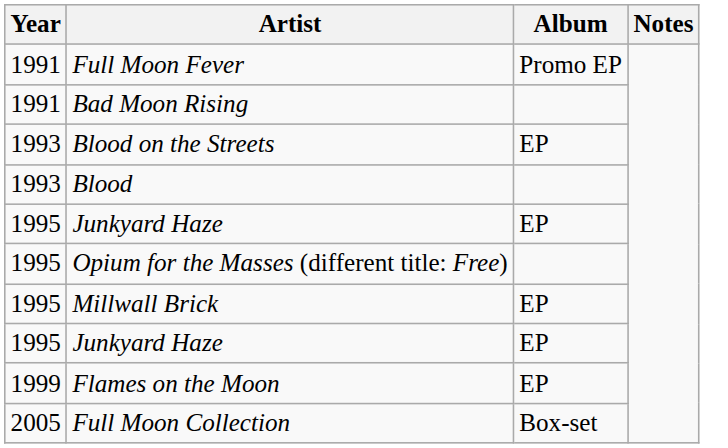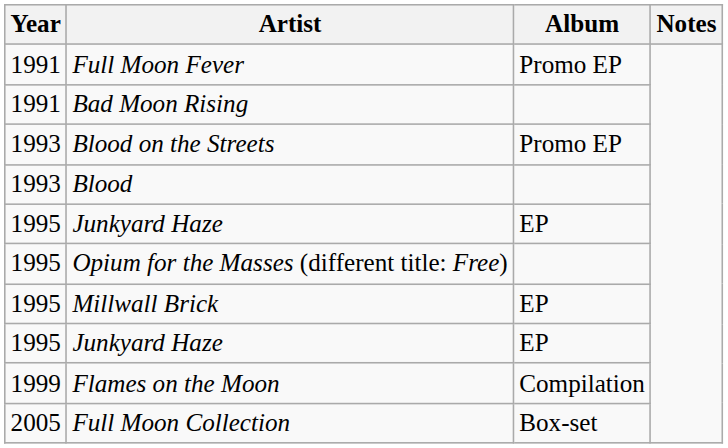(534, 143) EP -> (571, 143) Promo EP
(534, 382) EP -> (582, 382) Compilation
